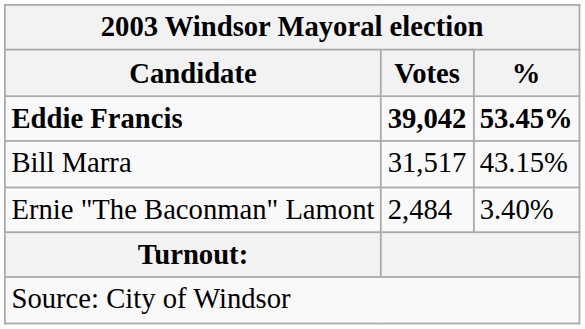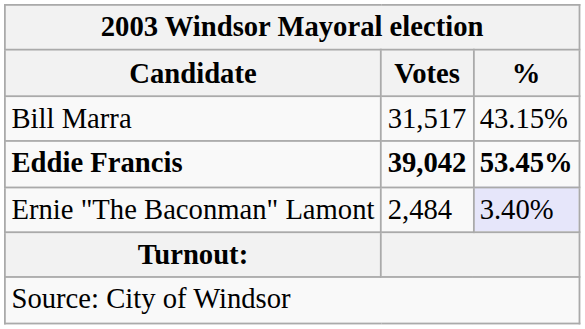rows swapped: (97, 118) <-> (72, 163)
(517, 208) no background -> (517, 208) lavender background
